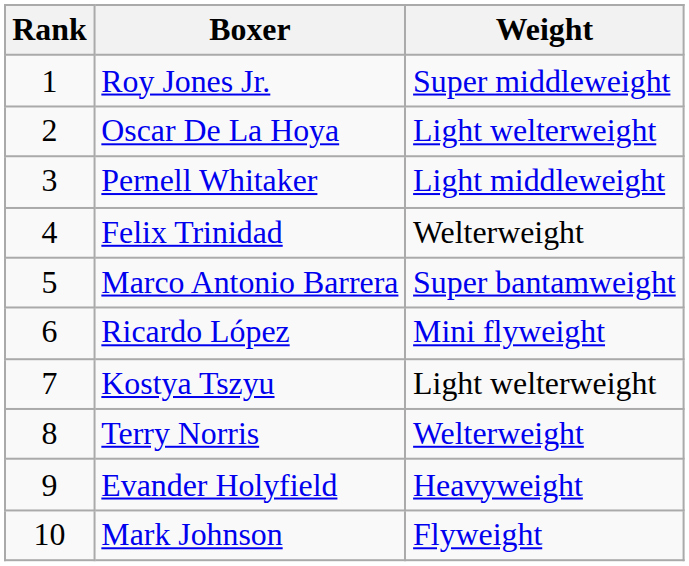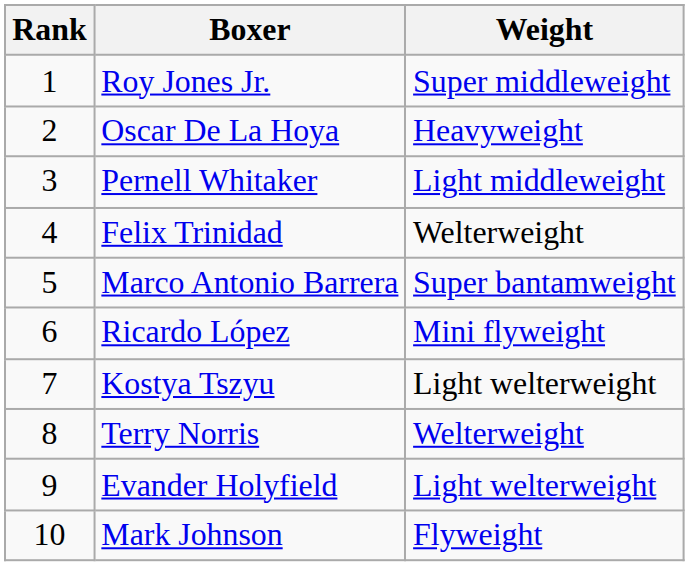(535, 130) Light welterweight -> (498, 130) Heavyweight
(498, 484) Heavyweight -> (535, 484) Light welterweight
